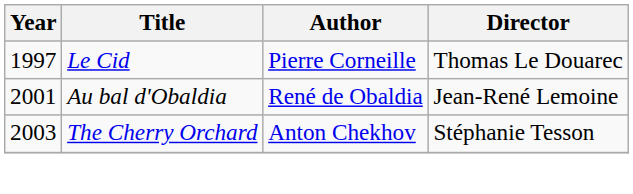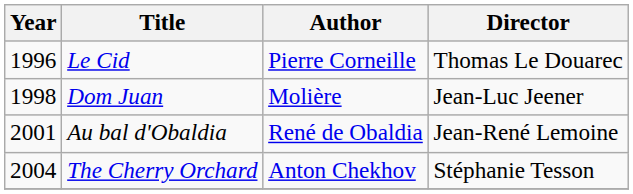(33, 59) 1997 -> (33, 59) 1996
+ row: (115, 96)
(33, 133) 2003 -> (33, 170) 2004
